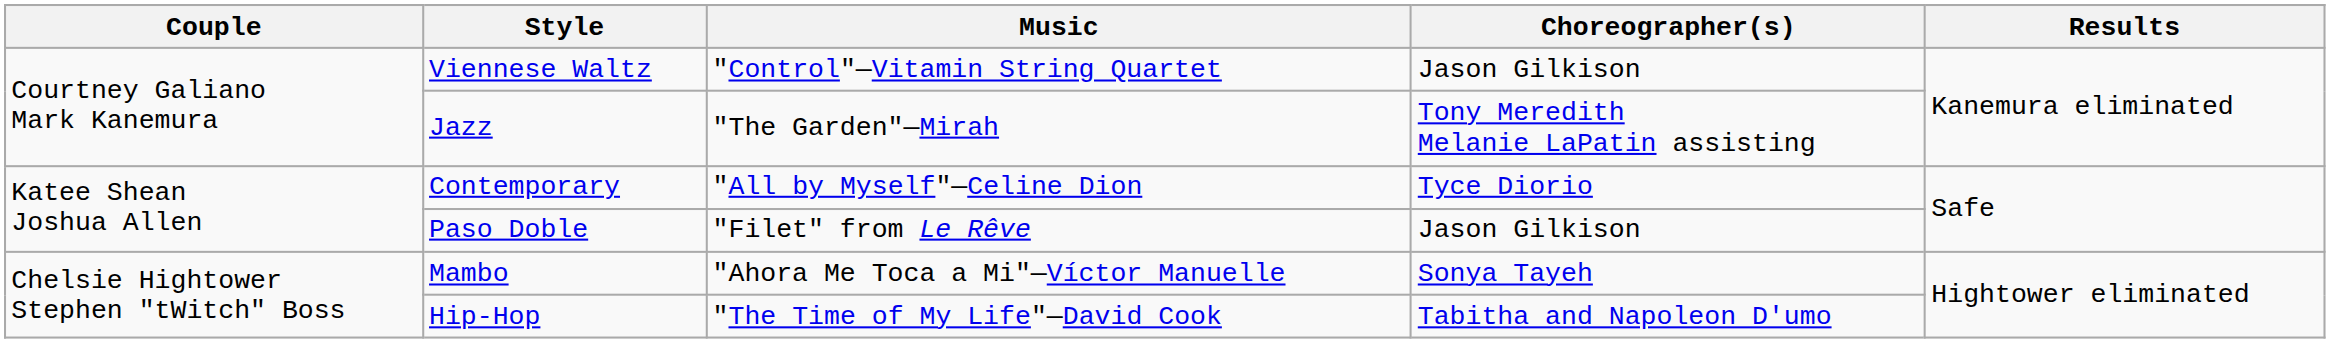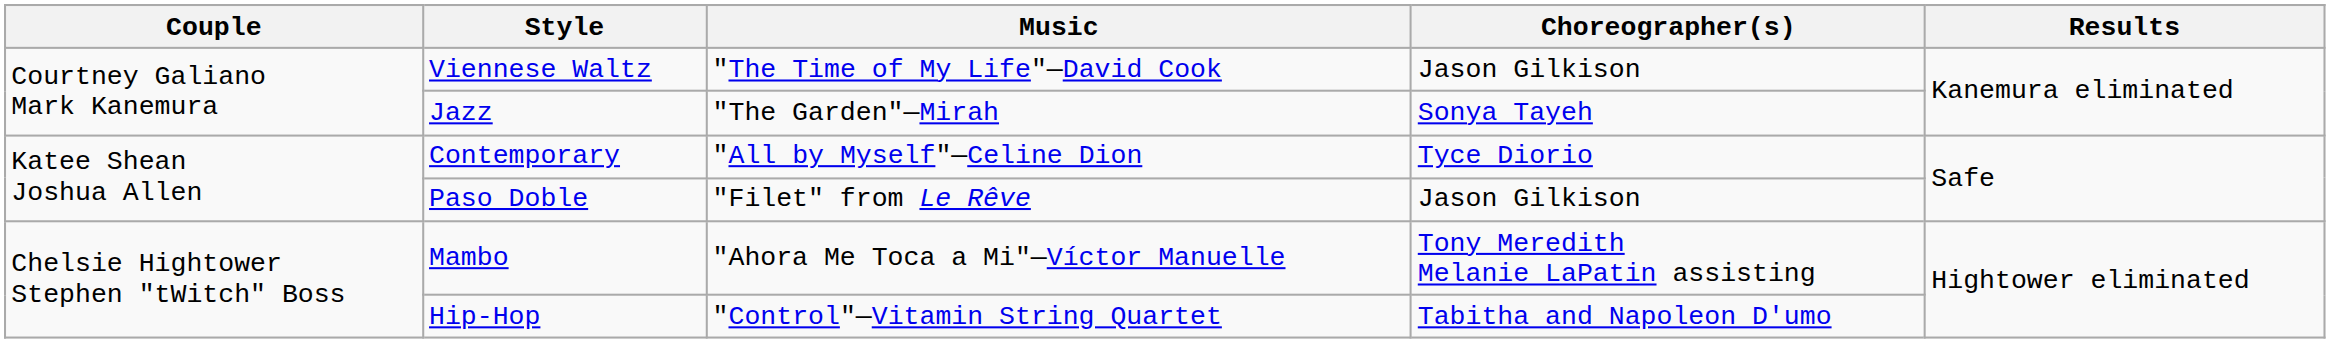(967, 70) "Control"—Vitamin String Quartet -> (967, 70) "The Time of My Life"—David Cook
(1617, 128) Tony Meredith Melanie LaPatin assisting -> (1505, 113) Sonya Tayeh
(1505, 273) Sonya Tayeh -> (1617, 258) Tony Meredith Melanie LaPatin assisting
(967, 317) "The Time of My Life"—David Cook -> (967, 317) "Control"—Vitamin String Quartet
